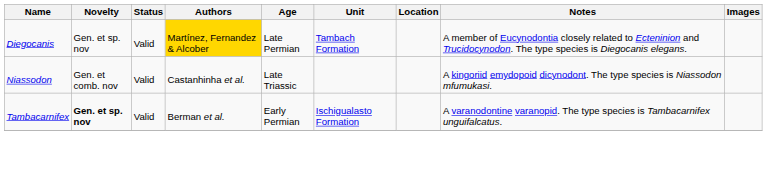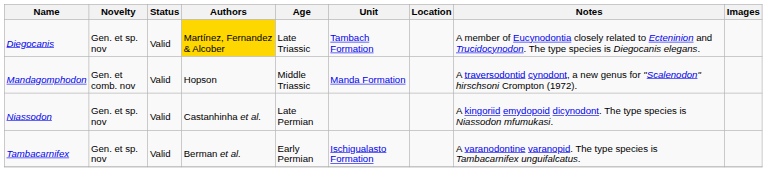(282, 43) Late Permian -> (294, 43) Late Triassic
+ row: (47, 80)
(96, 80) Gen. et comb. nov -> (114, 117) Gen. et sp. nov
(280, 80) Late Triassic -> (295, 117) Late Permian
(98, 117) bold -> (114, 154) normal
